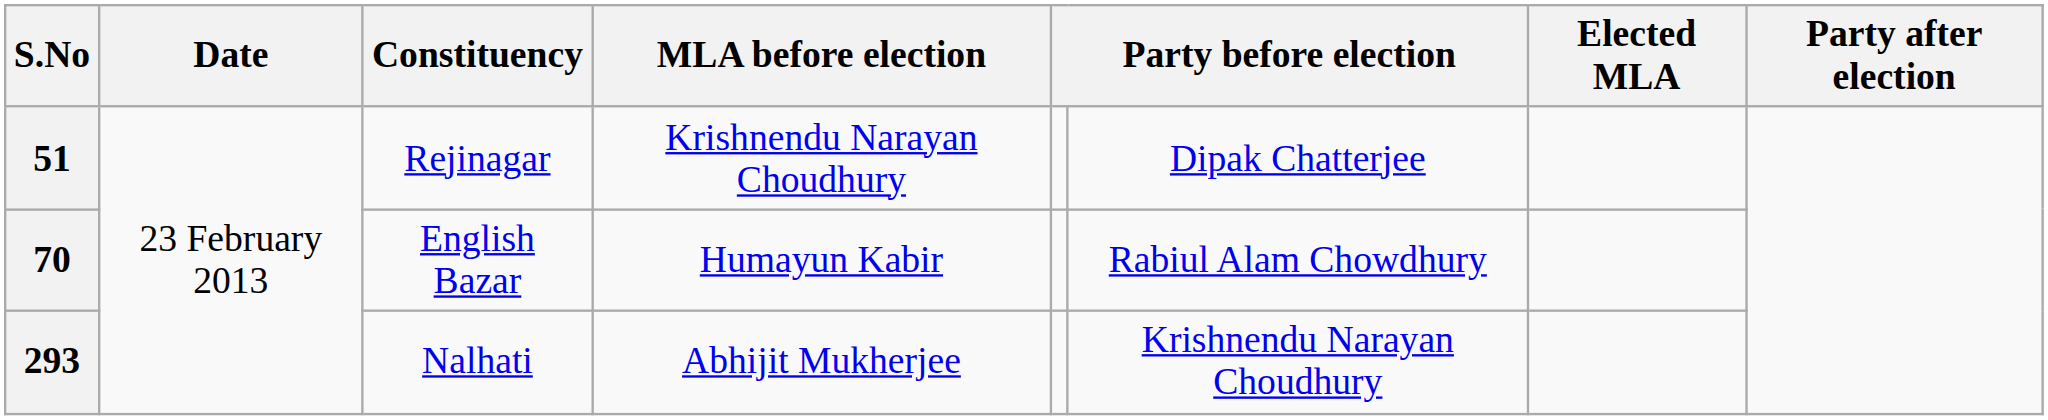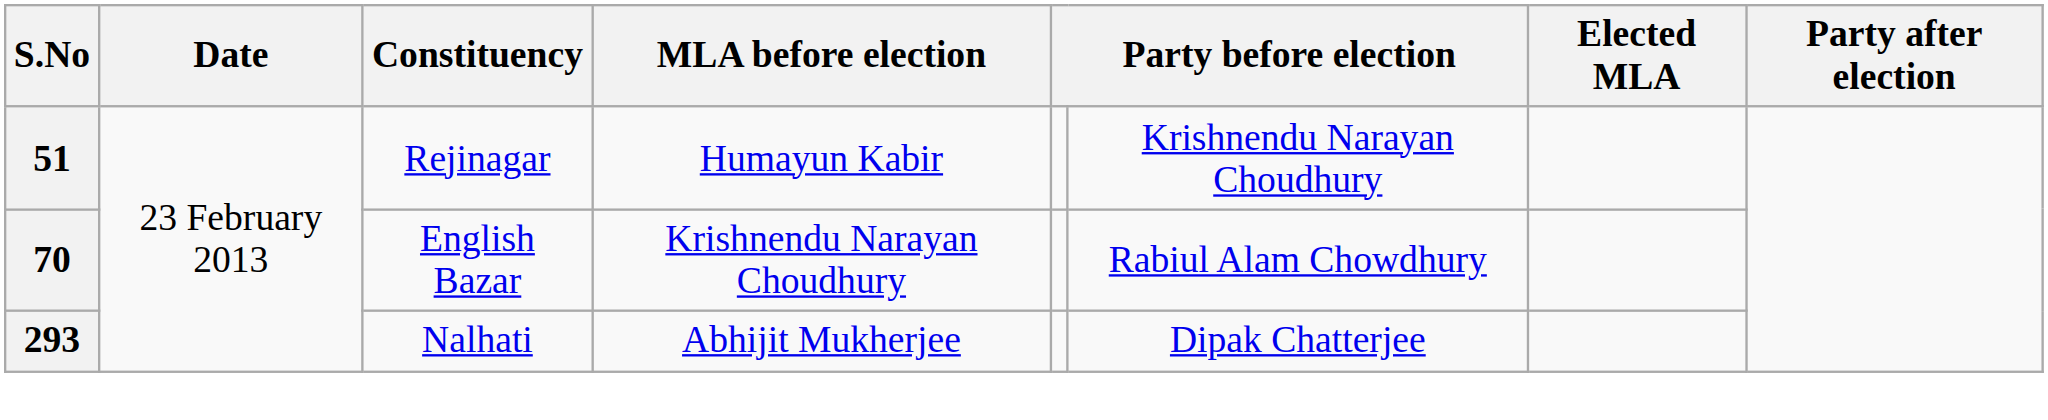(821, 157) Krishnendu Narayan Choudhury -> (821, 157) Humayun Kabir
(1298, 157) Dipak Chatterjee -> (1298, 157) Krishnendu Narayan Choudhury
(821, 259) Humayun Kabir -> (821, 259) Krishnendu Narayan Choudhury
(1298, 361) Krishnendu Narayan Choudhury -> (1298, 340) Dipak Chatterjee
